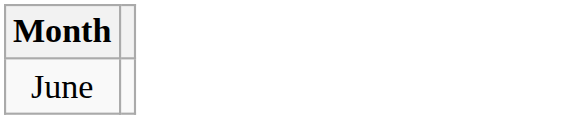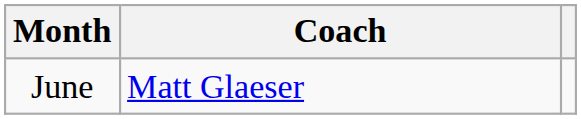+ column: (340, 31)
